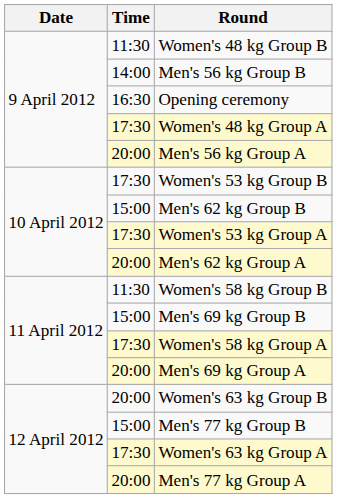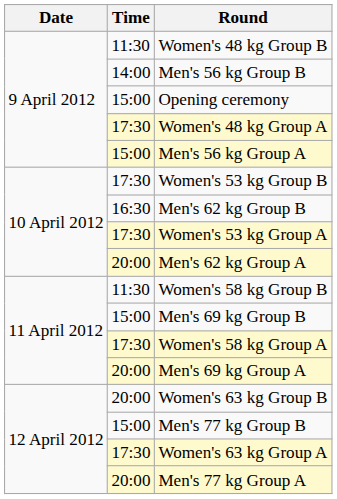(131, 99) 16:30 -> (131, 99) 15:00
(131, 153) 20:00 -> (131, 153) 15:00
(131, 208) 15:00 -> (131, 208) 16:30
